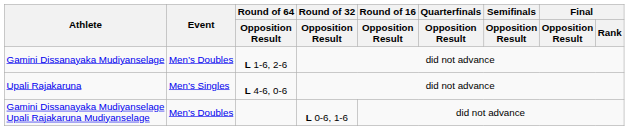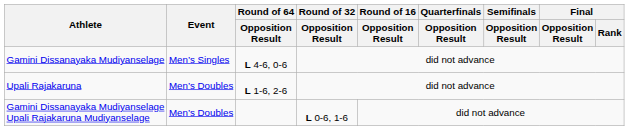(201, 59) Men’s Doubles -> (199, 59) Men’s Singles
(266, 65) L 1-6, 2-6 -> (266, 65) L 4-6, 0-6
(199, 86) Men’s Singles -> (201, 86) Men’s Doubles
(266, 91) L 4-6, 0-6 -> (266, 91) L 1-6, 2-6
